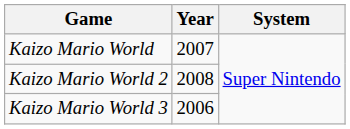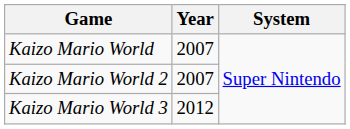(195, 78) 2008 -> (195, 78) 2007
(195, 108) 2006 -> (195, 108) 2012
